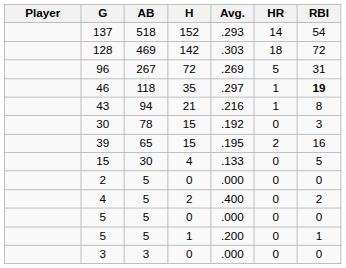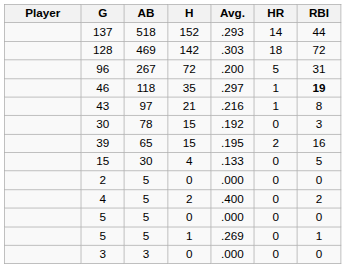(319, 32) 54 -> (319, 32) 44
(232, 69) .269 -> (232, 69) .200
(146, 106) 94 -> (146, 106) 97
(232, 236) .200 -> (232, 236) .269
